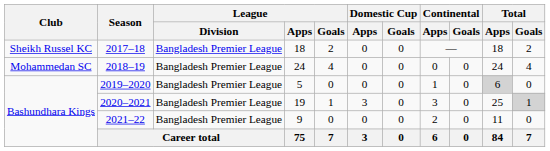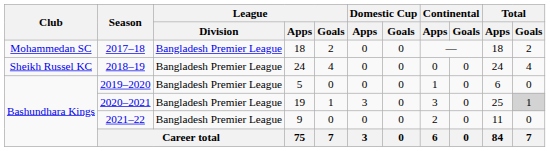(51, 48) Sheikh Russel KC -> (51, 48) Mohammedan SC
(51, 66) Mohammedan SC -> (51, 66) Sheikh Russel KC
(497, 84) lightgrey background -> (497, 84) no background
